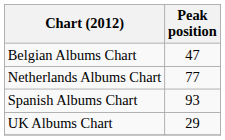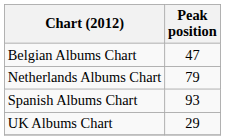(192, 77) 77 -> (192, 77) 79
